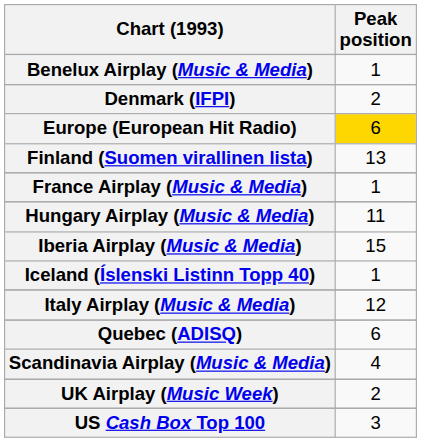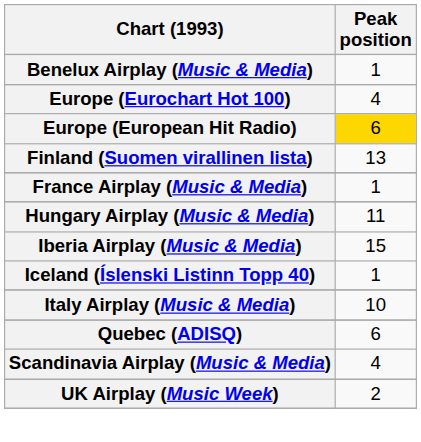- row: (170, 98)
+ row: (170, 98)
(376, 305) 12 -> (376, 305) 10
- row: (170, 422)
